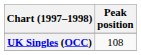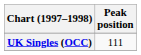(115, 42) 108 -> (115, 42) 111
